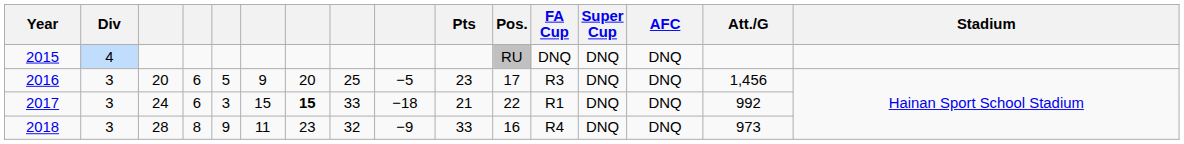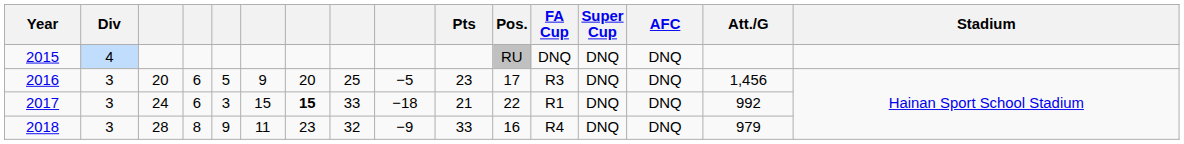(748, 127) 973 -> (748, 127) 979
